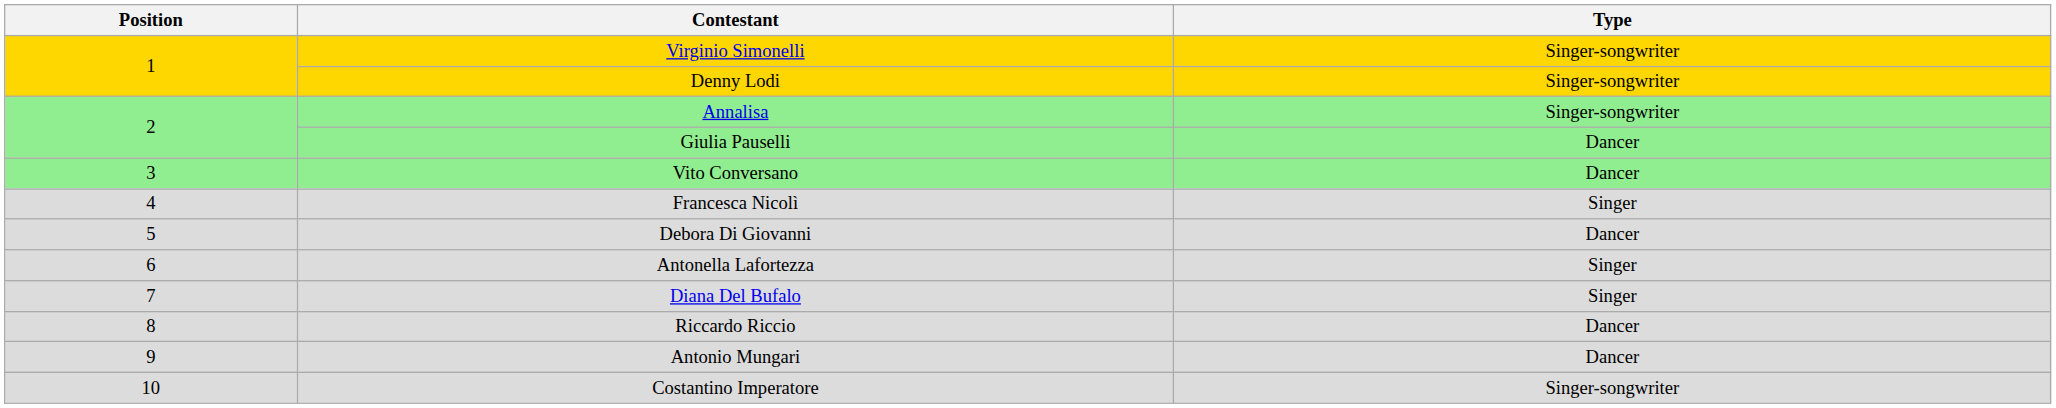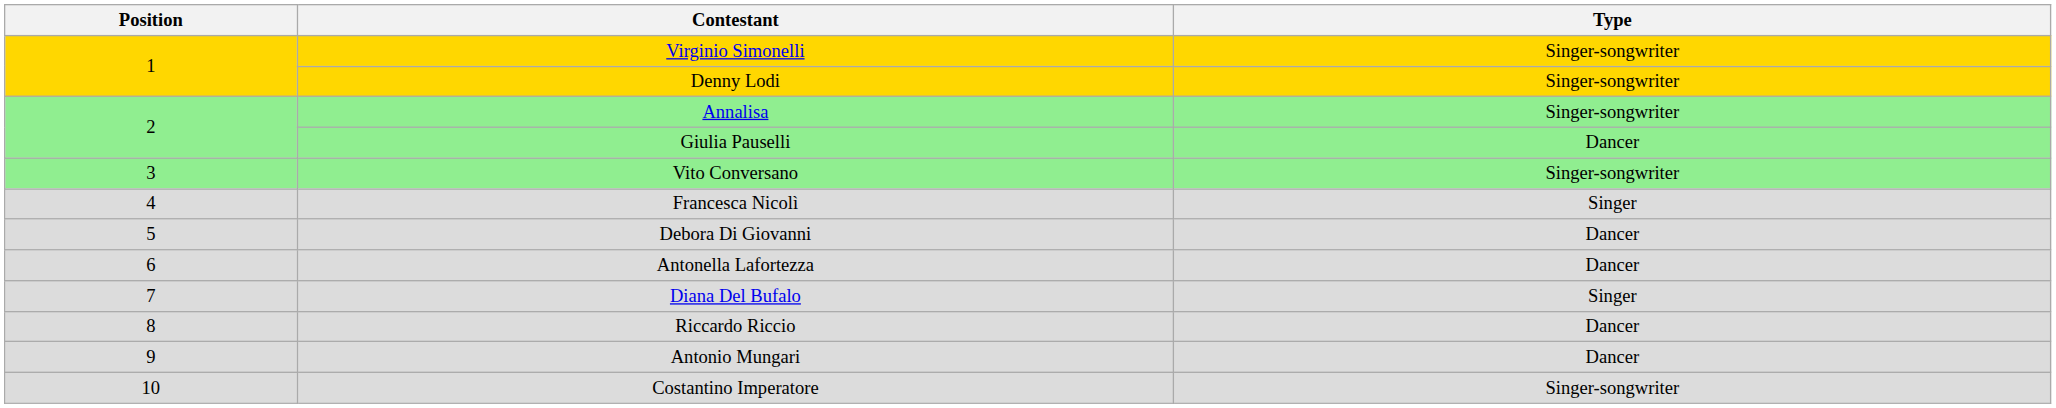(1612, 173) Dancer -> (1612, 173) Singer-songwriter
(1612, 265) Singer -> (1612, 265) Dancer
